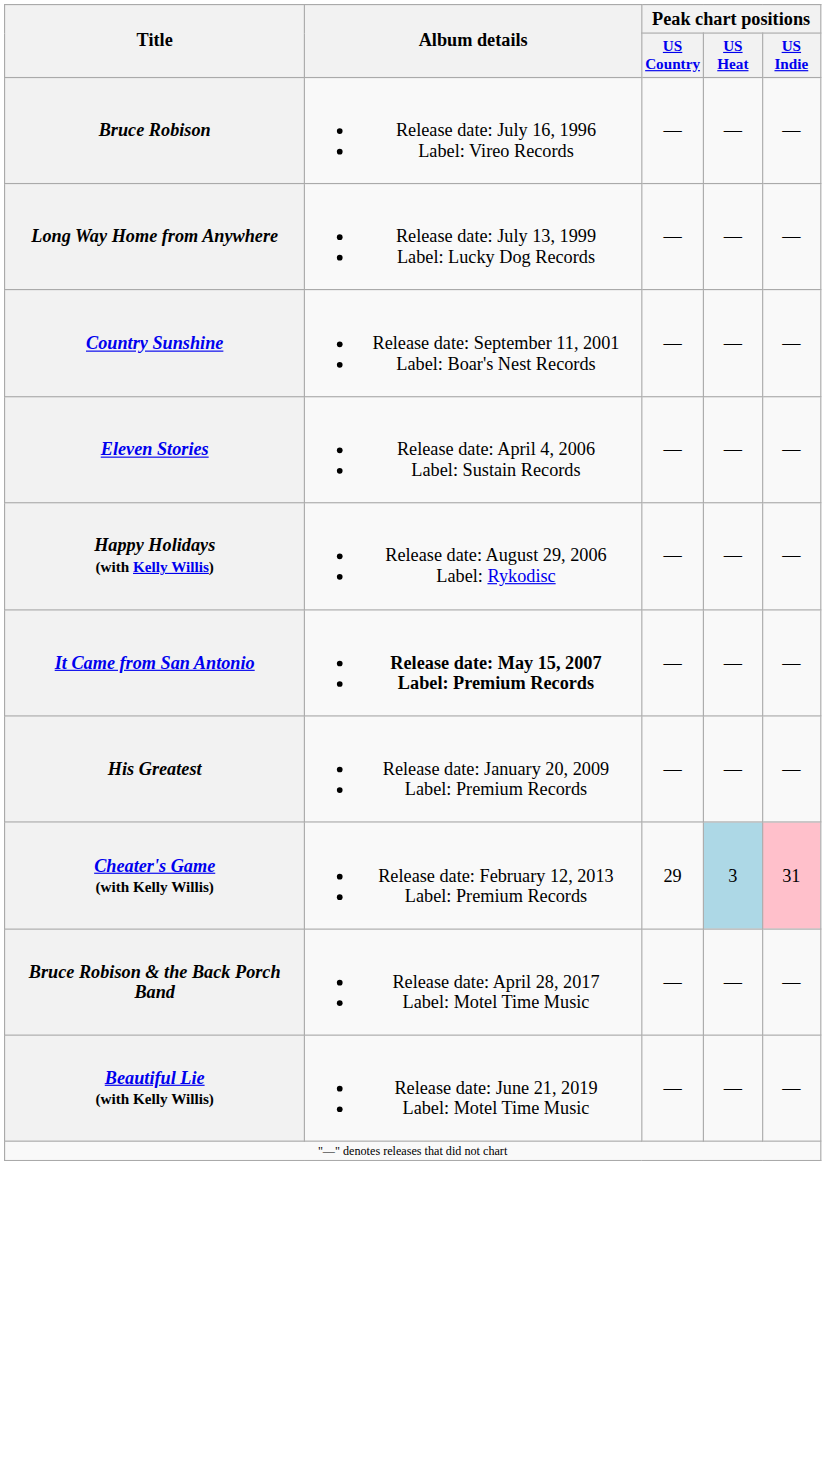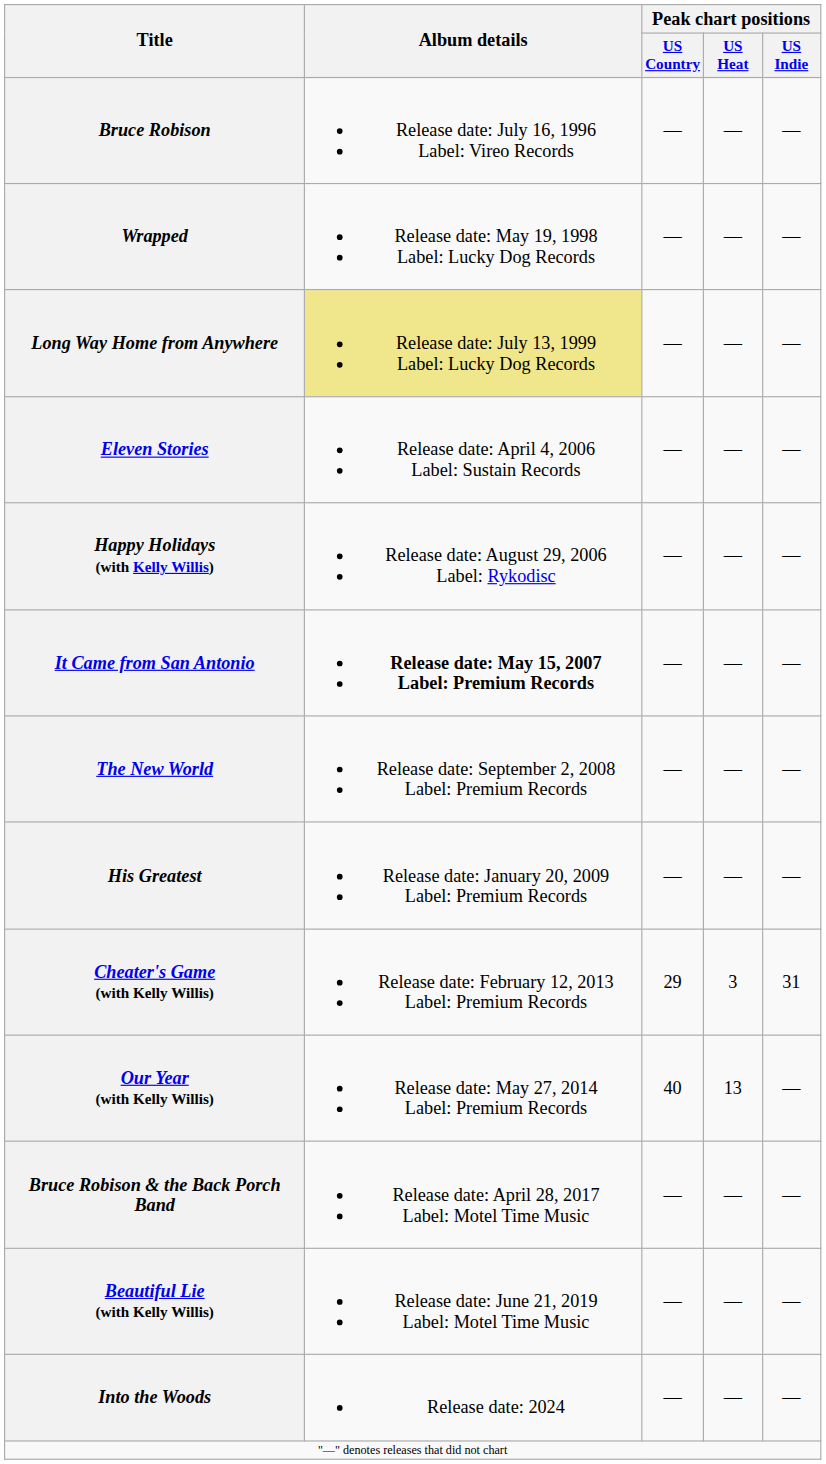+ row: (155, 236)
(473, 247) no background -> (473, 354) khaki background
- row: (155, 343)
+ row: (155, 769)
(733, 875) lightblue background -> (733, 981) no background
(791, 875) pink background -> (791, 981) no background
+ row: (155, 1088)
+ row: (155, 1397)
